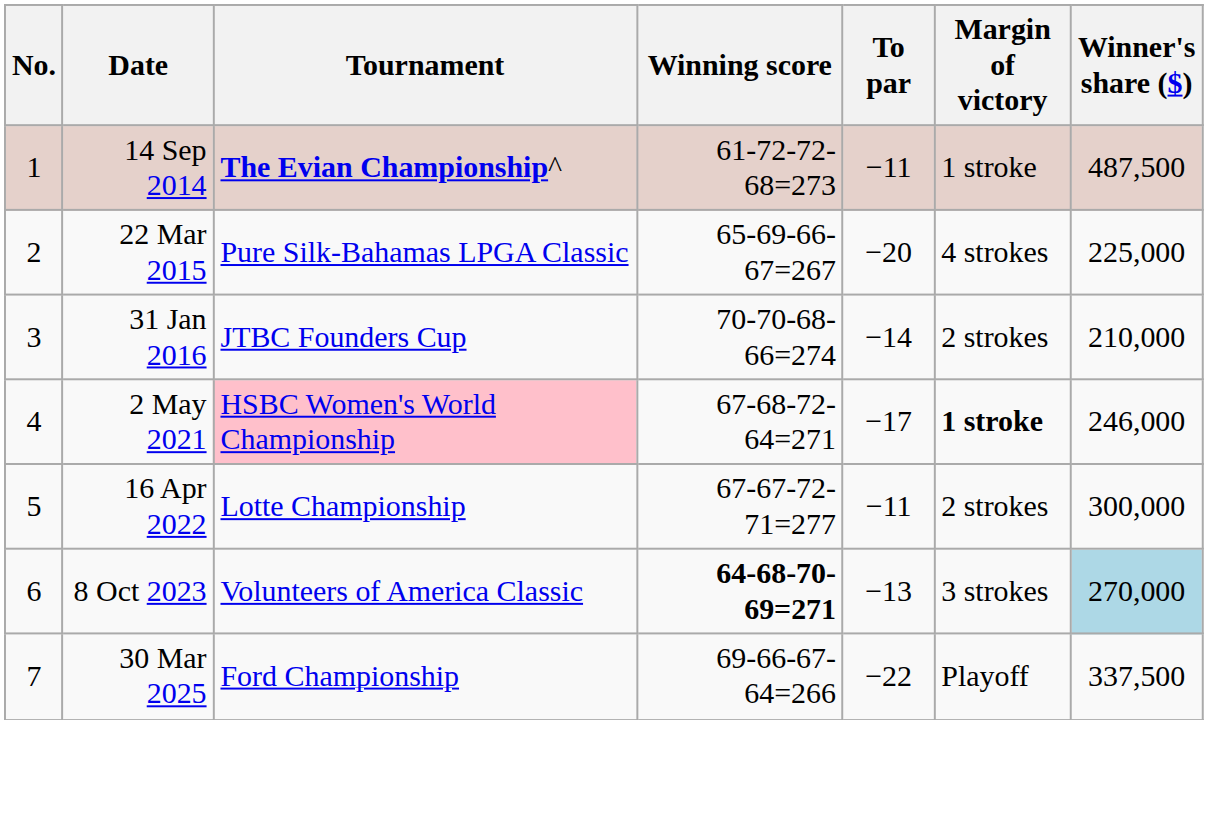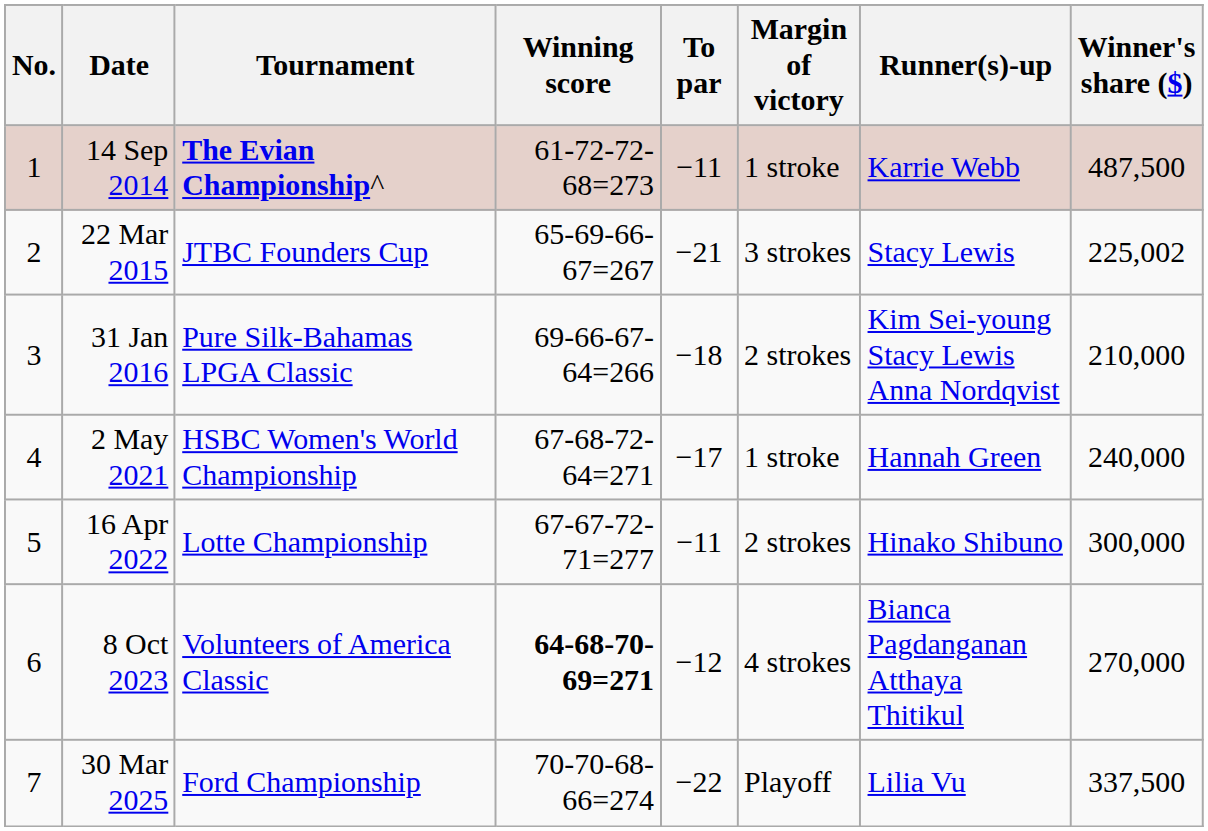+ column: (966, 64)
(425, 252) Pure Silk-Bahamas LPGA Classic -> (305, 252) JTBC Founders Cup
(889, 252) −20 -> (699, 252) −21
(995, 252) 4 strokes -> (798, 252) 3 strokes
(1137, 252) 225,000 -> (1137, 252) 225,002
(344, 337) JTBC Founders Cup -> (297, 354) Pure Silk-Bahamas LPGA Classic
(776, 337) 70-70-68-66=274 -> (594, 354) 69-66-67-64=266
(889, 337) −14 -> (699, 354) −18
(358, 421) pink background -> (320, 457) no background
(992, 421) bold -> (792, 457) normal
(1137, 421) 246,000 -> (1137, 457) 240,000
(889, 591) −13 -> (699, 662) −12
(995, 591) 3 strokes -> (798, 662) 4 strokes
(1137, 591) lightblue background -> (1137, 662) no background
(776, 676) 69-66-67-64=266 -> (594, 782) 70-70-68-66=274
